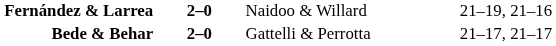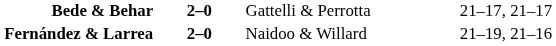rows swapped: (79, 10) <-> (102, 33)
